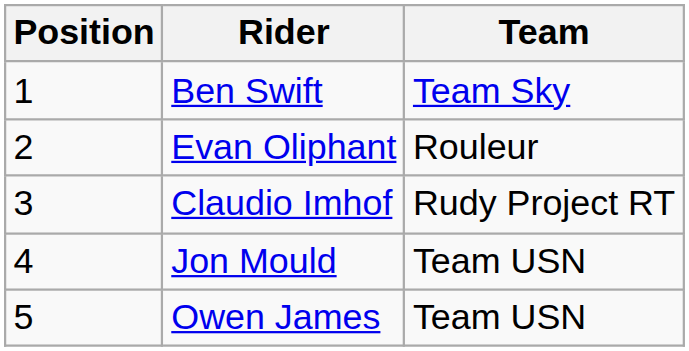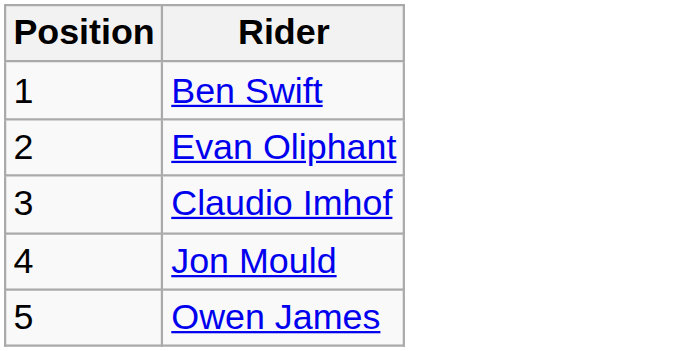- column: (544, 32)
